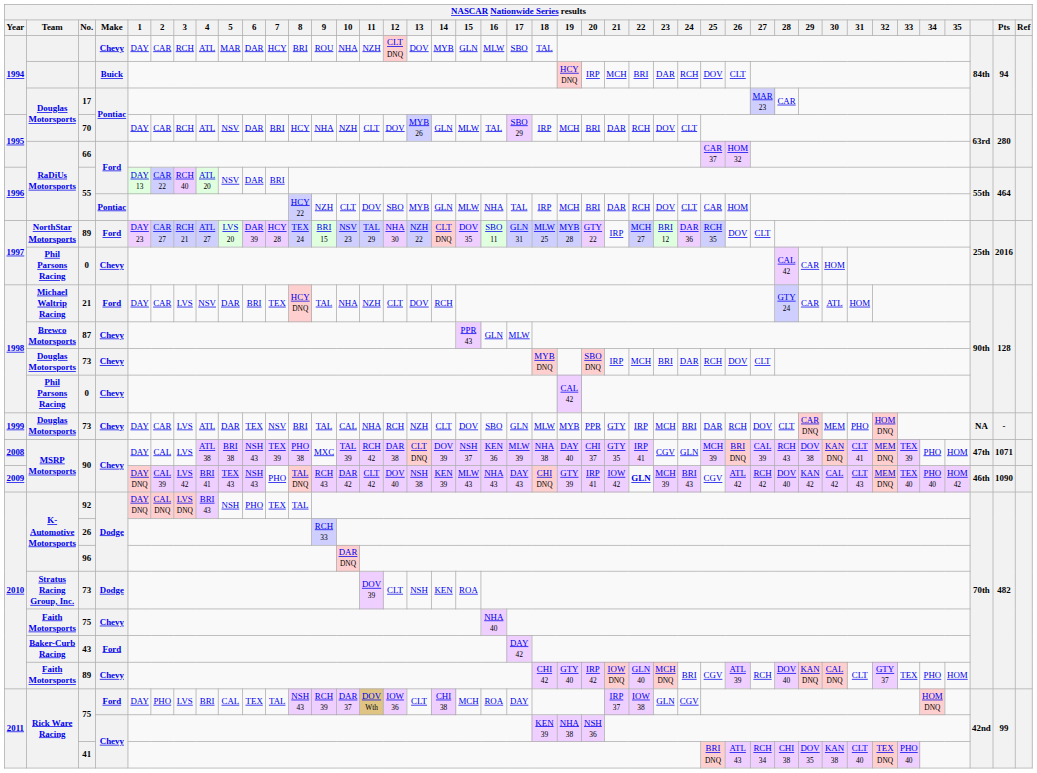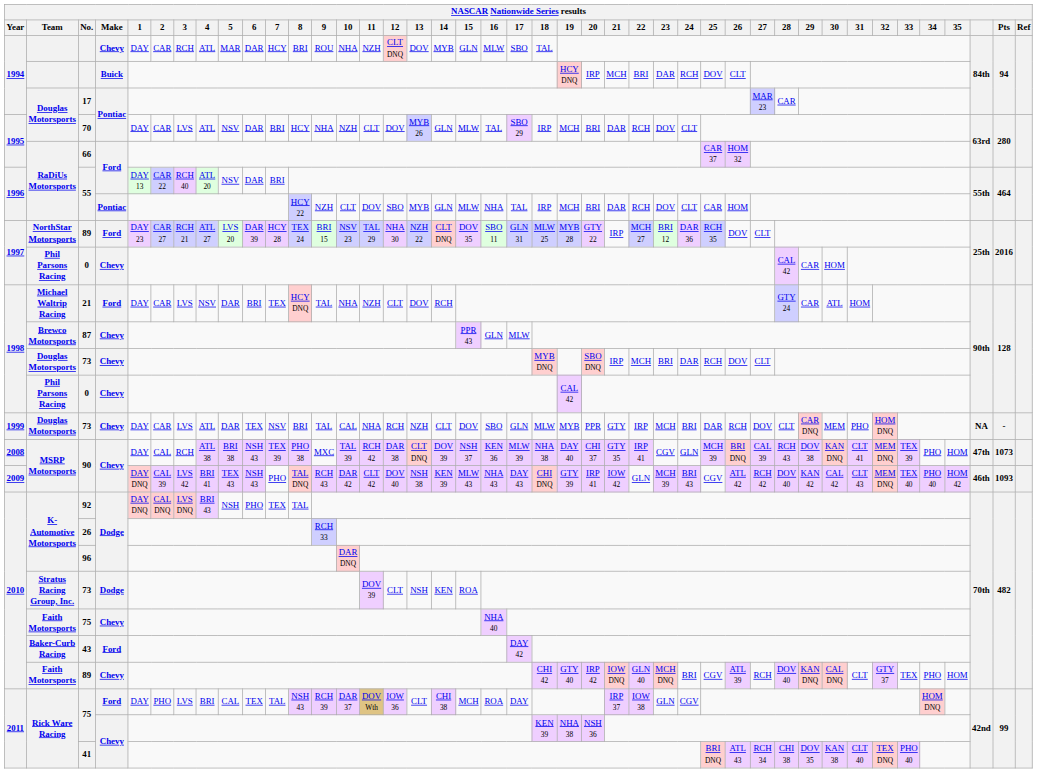(185, 127) RCH -> (185, 127) LVS
(185, 452) LVS -> (185, 452) RCH
(1004, 452) 1071 -> (1004, 452) 1073
(641, 478) bold -> (641, 478) normal
(1004, 478) 1090 -> (1004, 478) 1093
